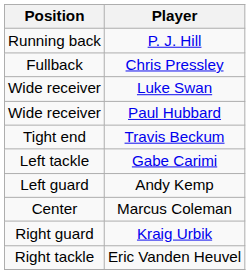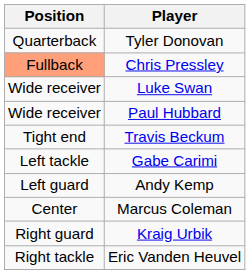+ row: (175, 40)
- row: (175, 40)
(54, 64) no background -> (54, 64) lightsalmon background
